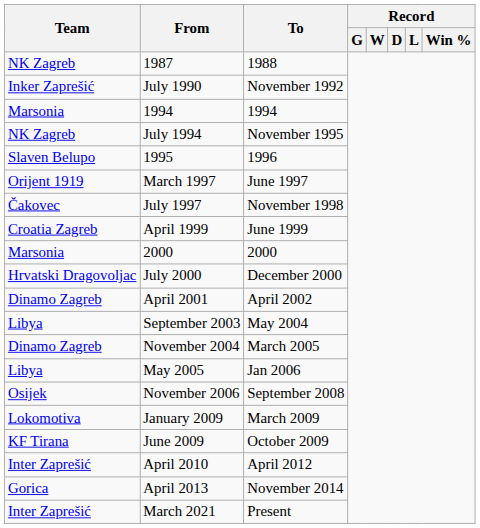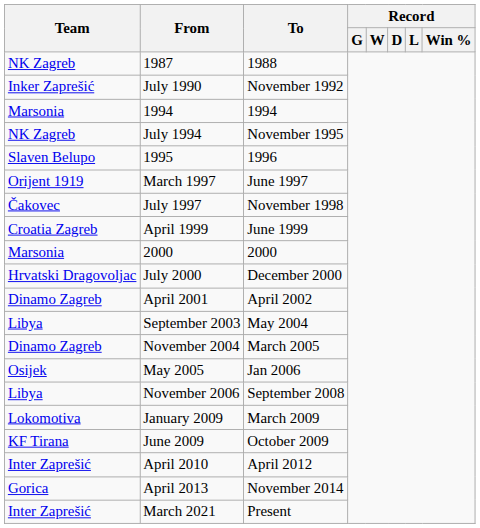(25, 370) Libya -> (27, 370) Osijek
(27, 393) Osijek -> (25, 393) Libya
